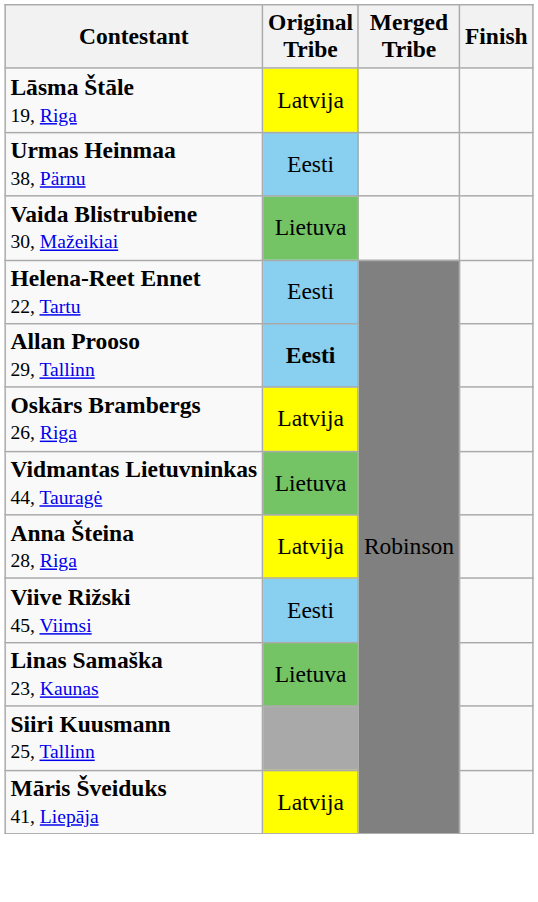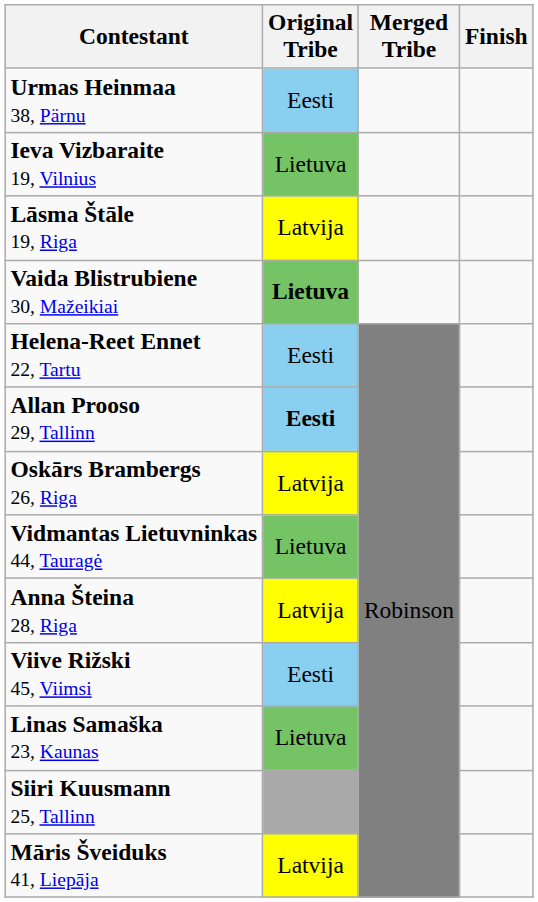rows swapped: (93, 163) <-> (72, 100)
+ row: (87, 163)
(311, 227) normal -> (311, 291) bold
